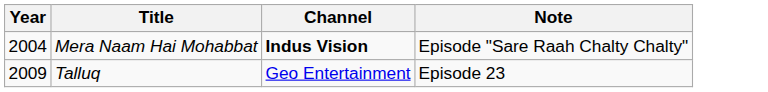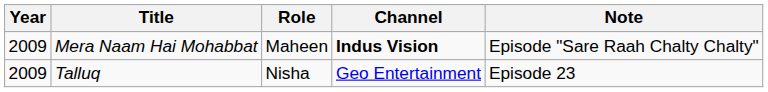+ column: (297, 18)
(28, 45) 2004 -> (28, 45) 2009
